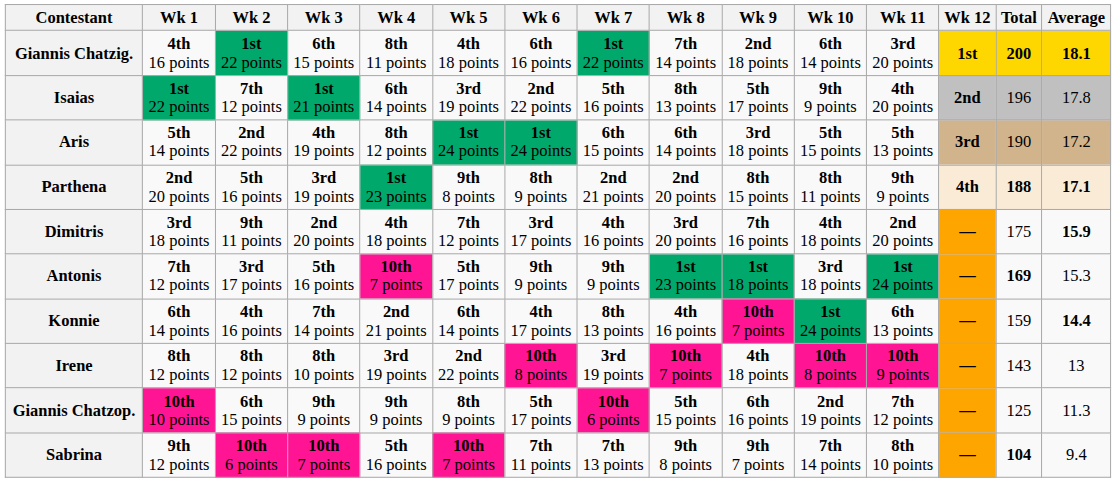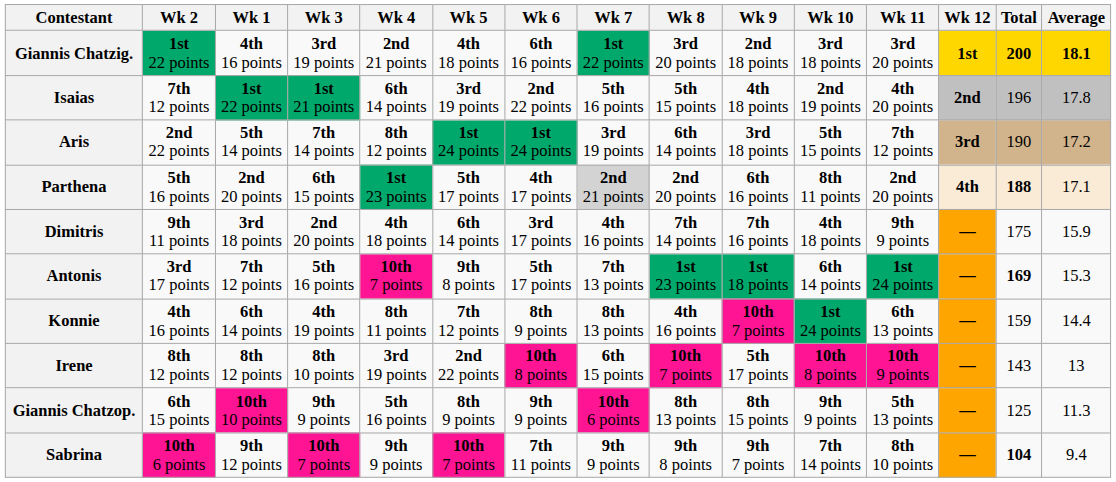columns swapped: (179, 17) <-> (251, 17)
(324, 52) 6th 15 points -> (324, 52) 3rd 19 points
(396, 52) 8th 11 points -> (396, 52) 2nd 21 points
(686, 52) 7th 14 points -> (686, 52) 3rd 20 points
(830, 52) 6th 14 points -> (830, 52) 3rd 18 points
(686, 97) 8th 13 points -> (686, 97) 5th 15 points
(758, 97) 5th 17 points -> (758, 97) 4th 18 points
(830, 97) 9th 9 points -> (830, 97) 2nd 19 points
(324, 142) 4th 19 points -> (324, 142) 7th 14 points
(613, 142) 6th 15 points -> (613, 142) 3rd 19 points
(903, 142) 5th 13 points -> (903, 142) 7th 12 points
(324, 187) 3rd 19 points -> (324, 187) 6th 15 points
(469, 187) 9th 8 points -> (469, 187) 5th 17 points
(541, 187) 8th 9 points -> (541, 187) 4th 17 points
(613, 187) no background -> (613, 187) lightgrey background
(758, 187) 8th 15 points -> (758, 187) 6th 16 points
(903, 187) 9th 9 points -> (903, 187) 2nd 20 points
(1076, 187) bold -> (1076, 187) normal
(469, 231) 7th 12 points -> (469, 231) 6th 14 points
(686, 231) 3rd 20 points -> (686, 231) 7th 14 points
(903, 231) 2nd 20 points -> (903, 231) 9th 9 points
(1076, 231) bold -> (1076, 231) normal
(469, 276) 5th 17 points -> (469, 276) 9th 8 points
(541, 276) 9th 9 points -> (541, 276) 5th 17 points
(613, 276) 9th 9 points -> (613, 276) 7th 13 points
(830, 276) 3rd 18 points -> (830, 276) 6th 14 points
(324, 321) 7th 14 points -> (324, 321) 4th 19 points
(396, 321) 2nd 21 points -> (396, 321) 8th 11 points
(469, 321) 6th 14 points -> (469, 321) 7th 12 points
(541, 321) 4th 17 points -> (541, 321) 8th 9 points
(1076, 321) bold -> (1076, 321) normal
(613, 365) 3rd 19 points -> (613, 365) 6th 15 points
(758, 365) 4th 18 points -> (758, 365) 5th 17 points
(396, 410) 9th 9 points -> (396, 410) 5th 16 points
(541, 410) 5th 17 points -> (541, 410) 9th 9 points
(686, 410) 5th 15 points -> (686, 410) 8th 13 points
(758, 410) 6th 16 points -> (758, 410) 8th 15 points
(830, 410) 2nd 19 points -> (830, 410) 9th 9 points
(903, 410) 7th 12 points -> (903, 410) 5th 13 points
(396, 455) 5th 16 points -> (396, 455) 9th 9 points
(613, 455) 7th 13 points -> (613, 455) 9th 9 points
